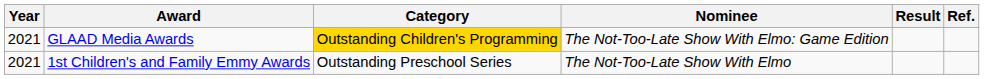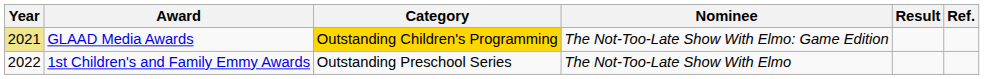(24, 39) no background -> (24, 39) khaki background
(24, 62) 2021 -> (24, 62) 2022
